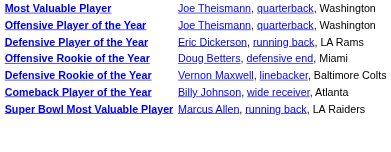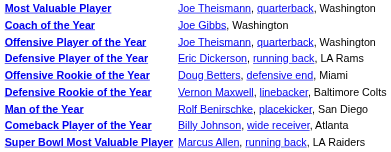+ row: (50, 25)
+ row: (44, 109)
